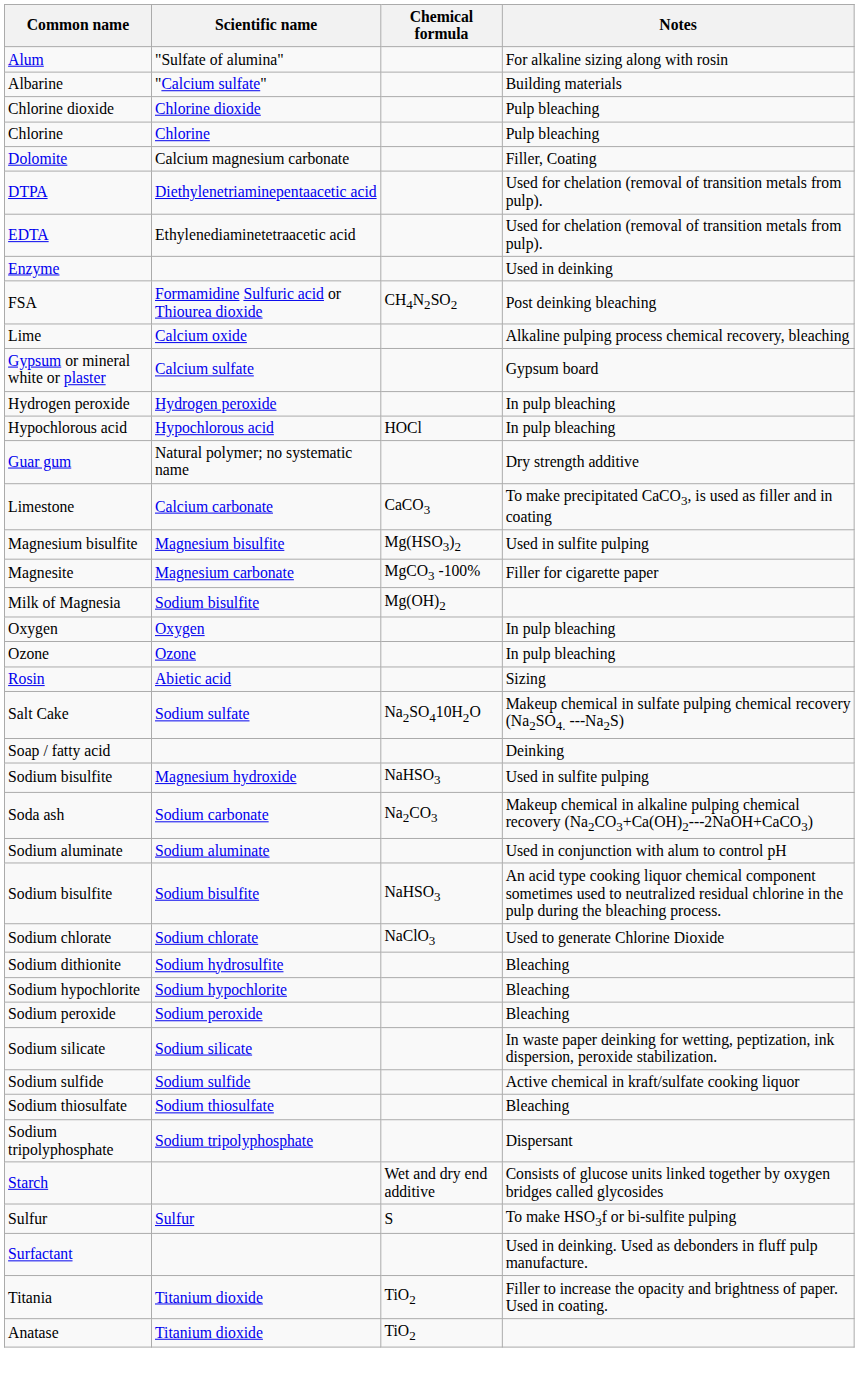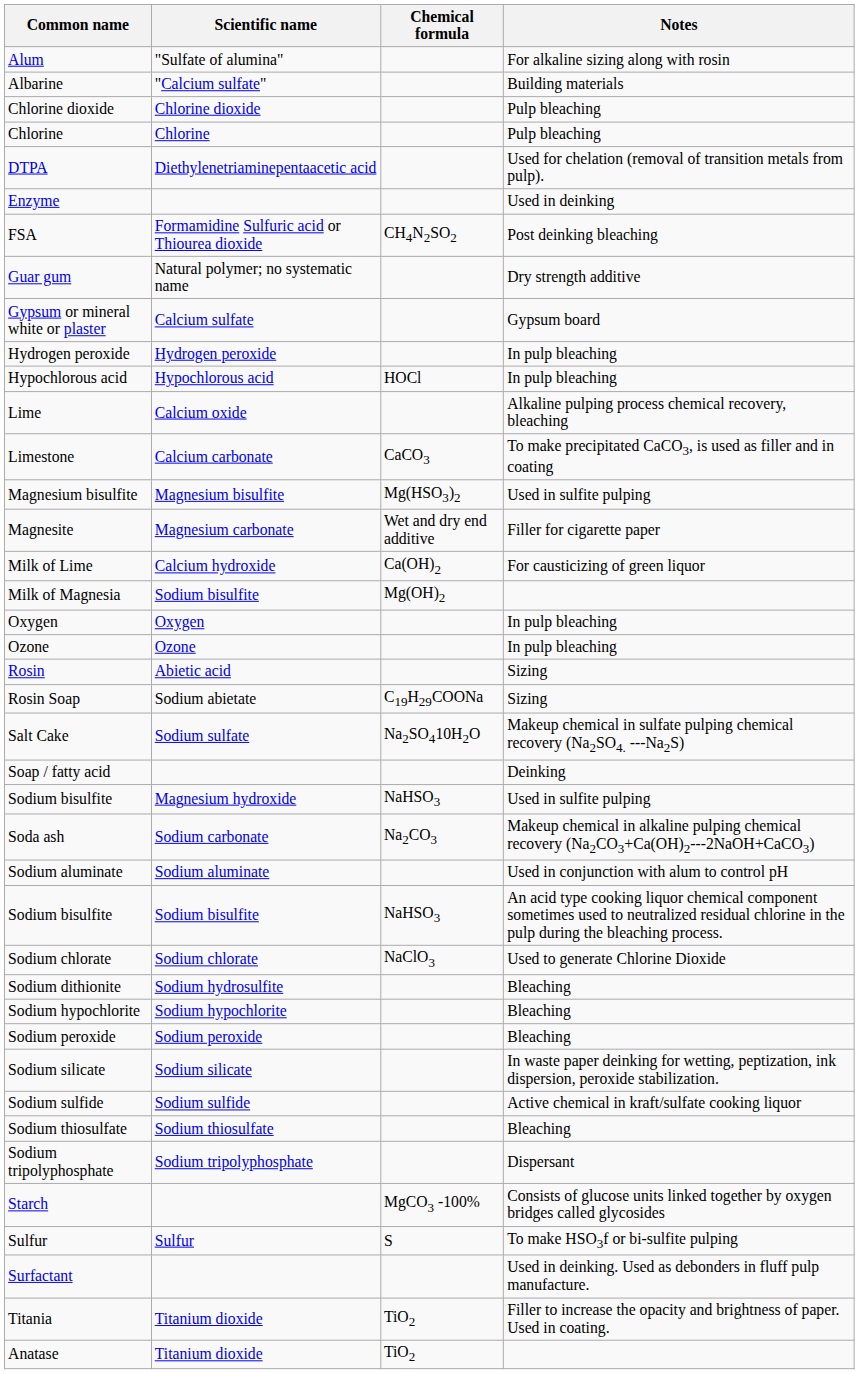- row: (38, 158)
- row: (28, 235)
rows swapped: (40, 462) <-> (25, 336)
(432, 573) MgCO3 -100% -> (435, 530) Wet and dry end additive
+ row: (50, 566)
+ row: (44, 698)
(436, 1183) Wet and dry end additive -> (432, 1204) MgCO3 -100%
